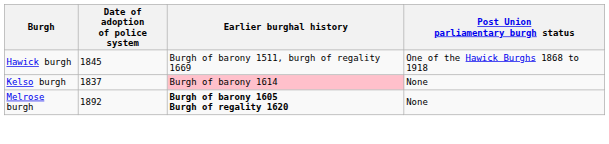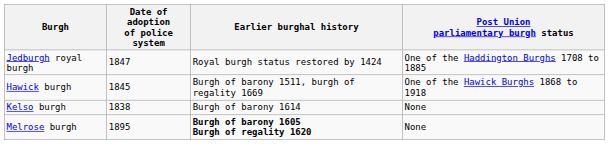+ row: (44, 62)
(91, 82) 1837 -> (120, 107) 1838
(224, 82) pink background -> (247, 107) no background
(91, 102) 1892 -> (120, 127) 1895
